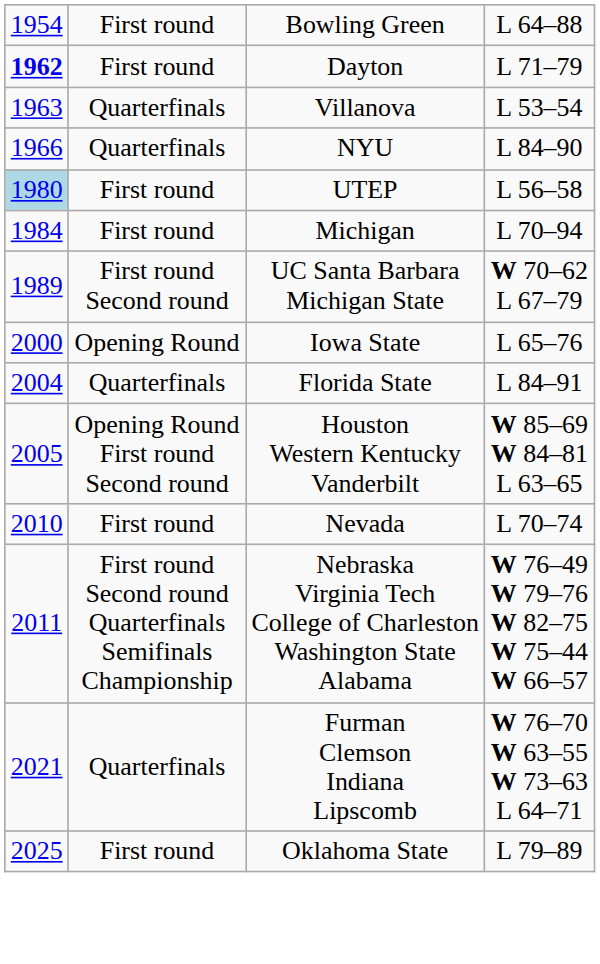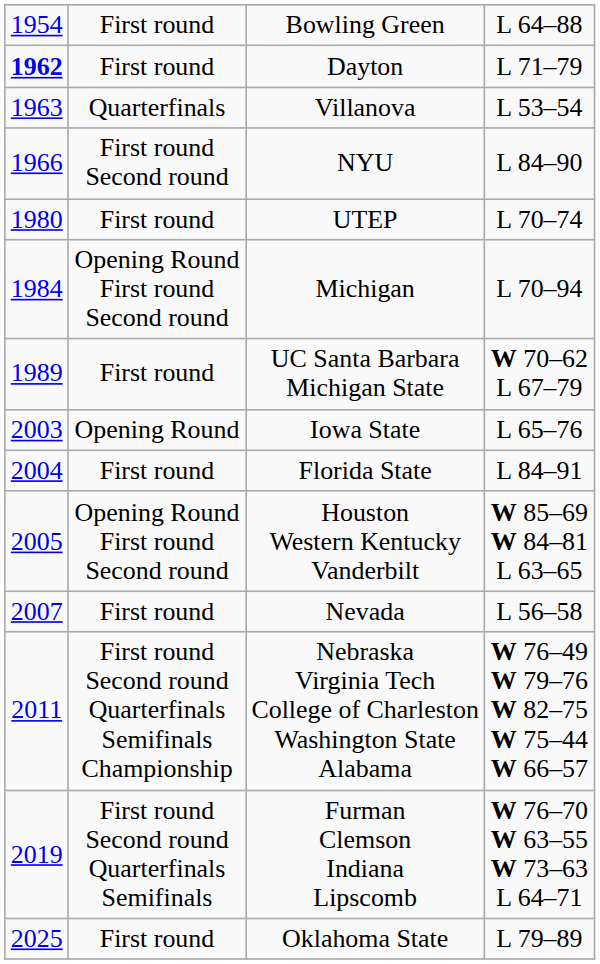(157, 148) Quarterfinals -> (157, 162) First round Second round
(37, 189) lightblue background -> (37, 218) no background
(539, 189) L 56–58 -> (539, 218) L 70–74
(157, 230) First round -> (157, 288) Opening Round First round Second round
(157, 286) First round Second round -> (157, 373) First round
(37, 341) 2000 -> (37, 429) 2003
(157, 383) Quarterfinals -> (157, 470) First round
(37, 523) 2010 -> (37, 611) 2007
(539, 523) L 70–74 -> (539, 611) L 56–58
(37, 766) 2021 -> (37, 853) 2019
(157, 766) Quarterfinals -> (157, 853) First round Second round Quarterfinals Semifinals
